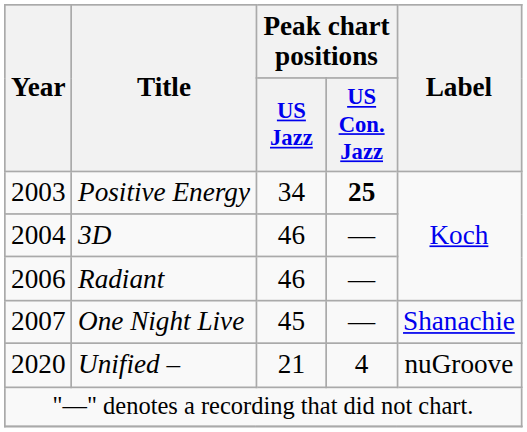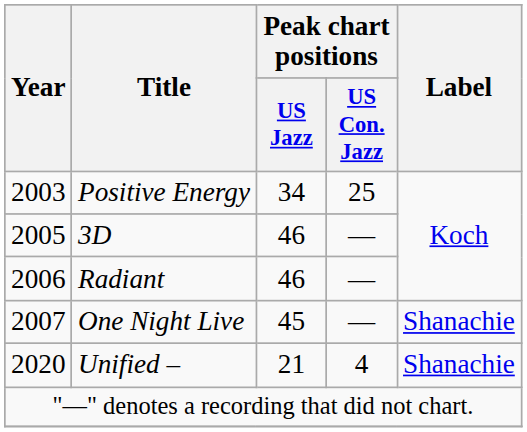(362, 192) bold -> (362, 192) normal
(38, 235) 2004 -> (38, 235) 2005
(459, 364) nuGroove -> (459, 364) Shanachie
